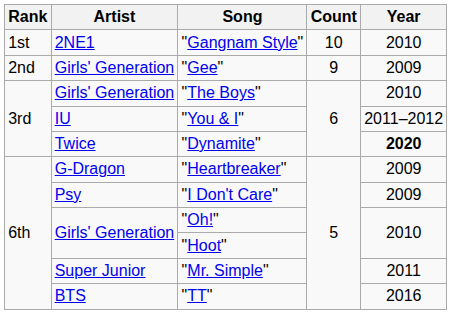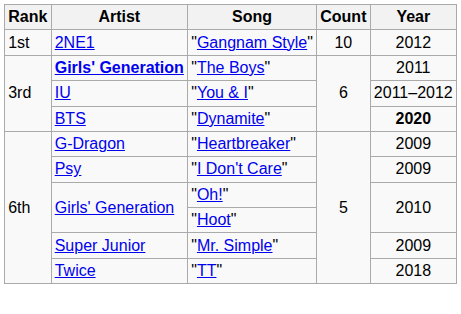(404, 42) 2010 -> (413, 42) 2012
- row: (202, 67)
(114, 93) normal -> (119, 67) bold
(404, 93) 2010 -> (413, 67) 2011
(75, 144) Twice -> (70, 118) BTS
(404, 270) 2011 -> (413, 245) 2009
(70, 296) BTS -> (75, 270) Twice
(404, 296) 2016 -> (413, 270) 2018
